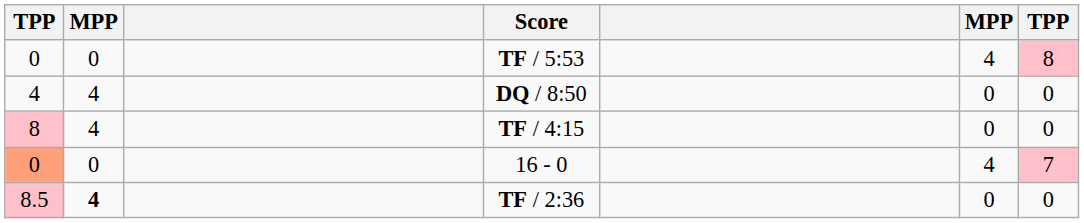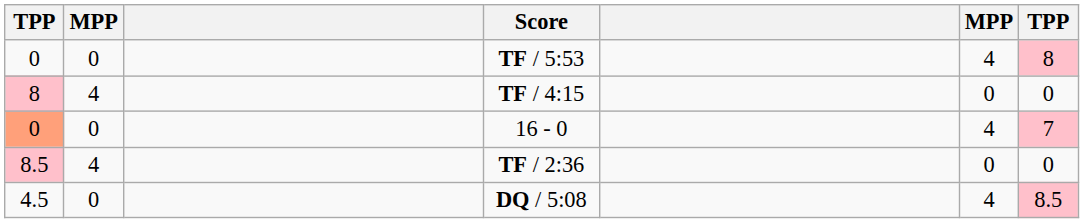- row: (541, 93)
(94, 199) bold -> (94, 164) normal
+ row: (541, 199)
